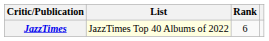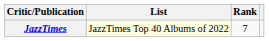(245, 28) 6 -> (245, 28) 7
